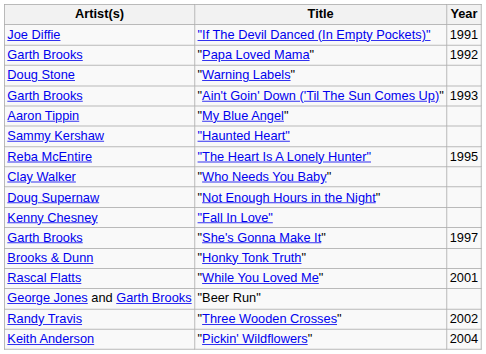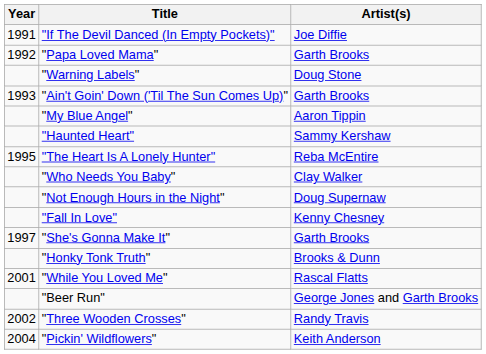columns swapped: (464, 14) <-> (100, 14)
